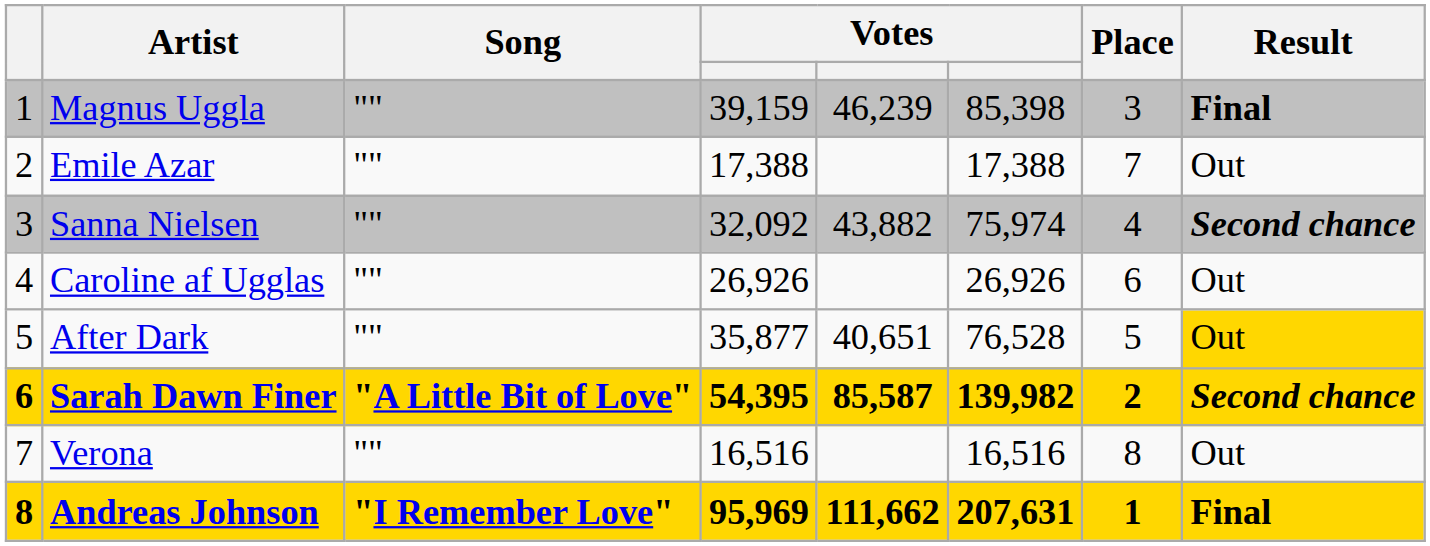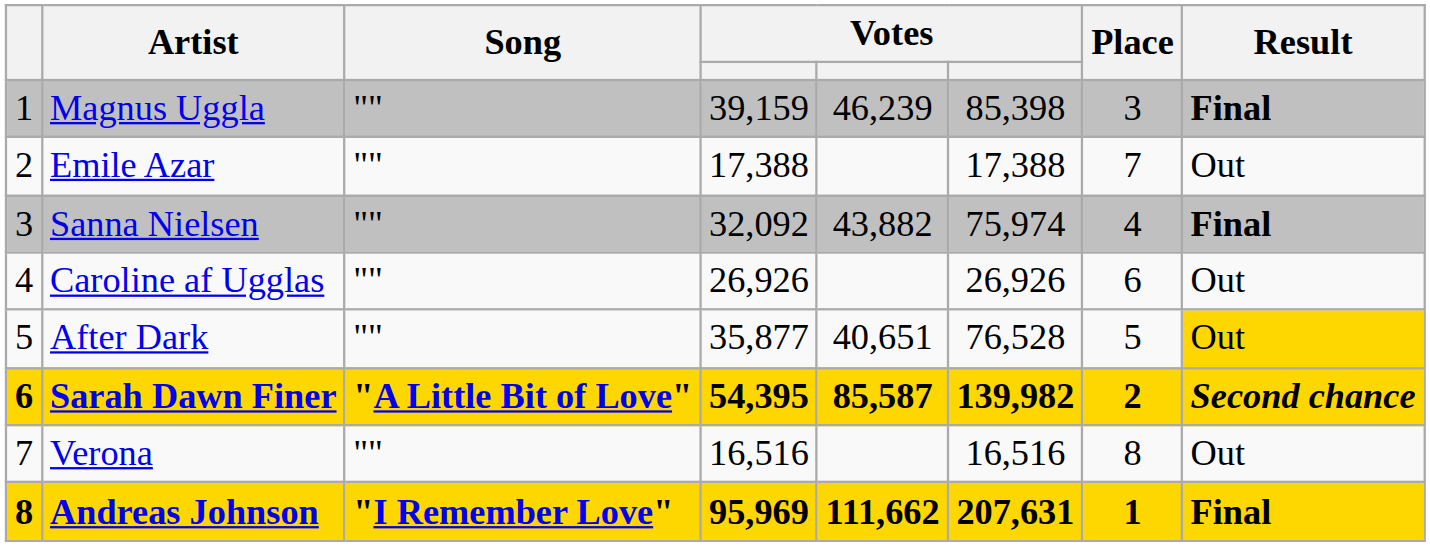(1303, 222) Second chance -> (1231, 222) Final
